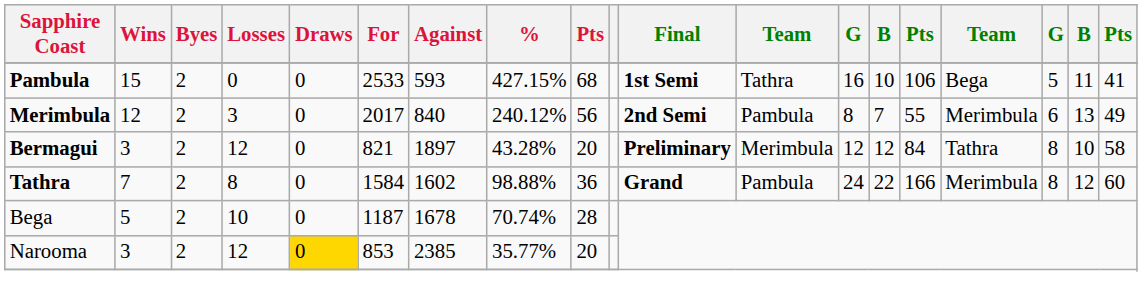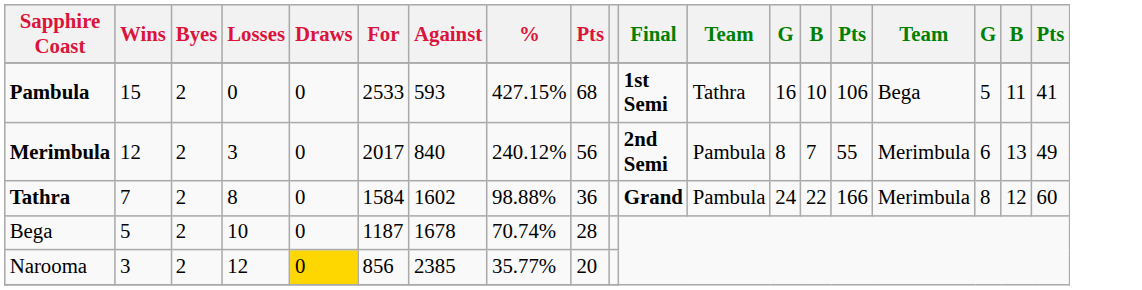- row: (54, 148)
(378, 251) 853 -> (378, 266) 856
